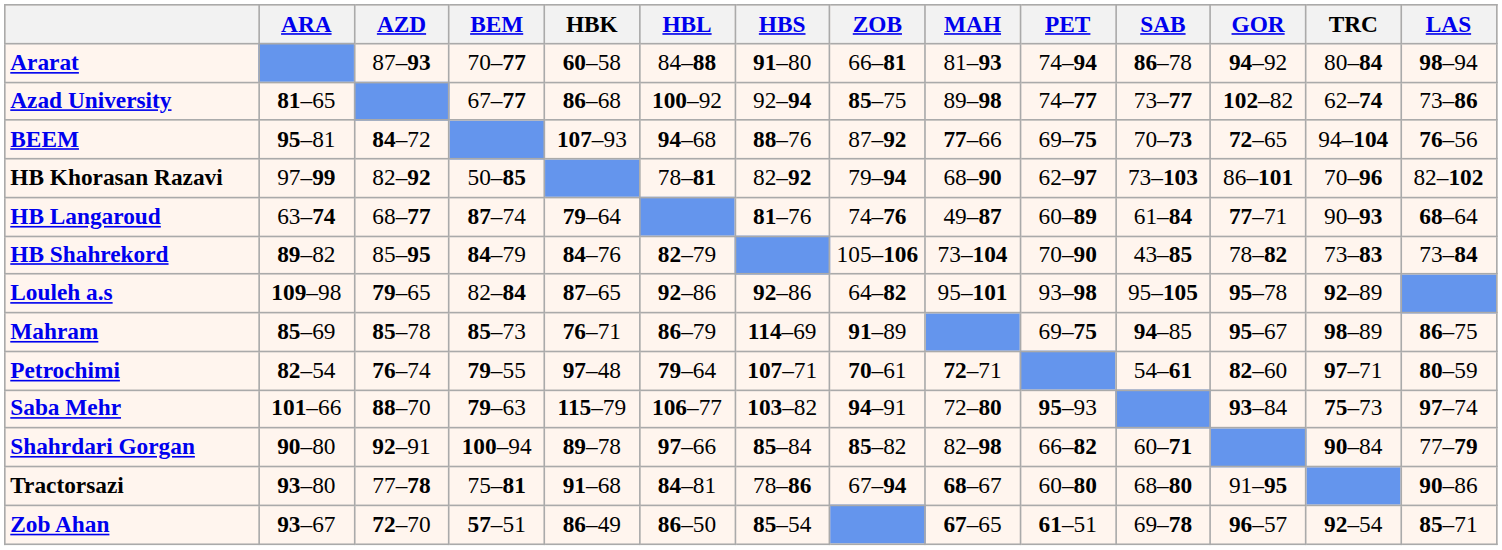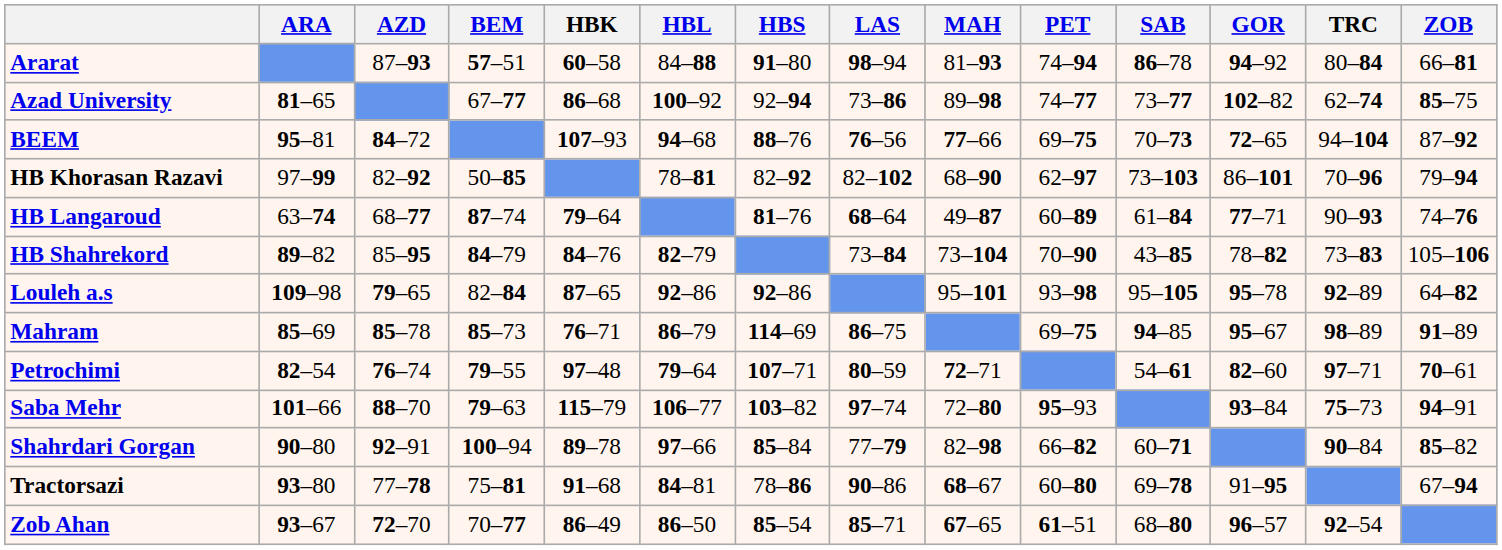columns swapped: (1448, 24) <-> (877, 24)
(497, 62) 70–77 -> (497, 62) 57–51
(1163, 485) 68–80 -> (1163, 485) 69–78
(497, 524) 57–51 -> (497, 524) 70–77
(1163, 524) 69–78 -> (1163, 524) 68–80
